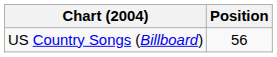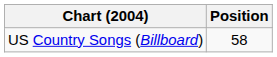(239, 39) 56 -> (239, 39) 58
